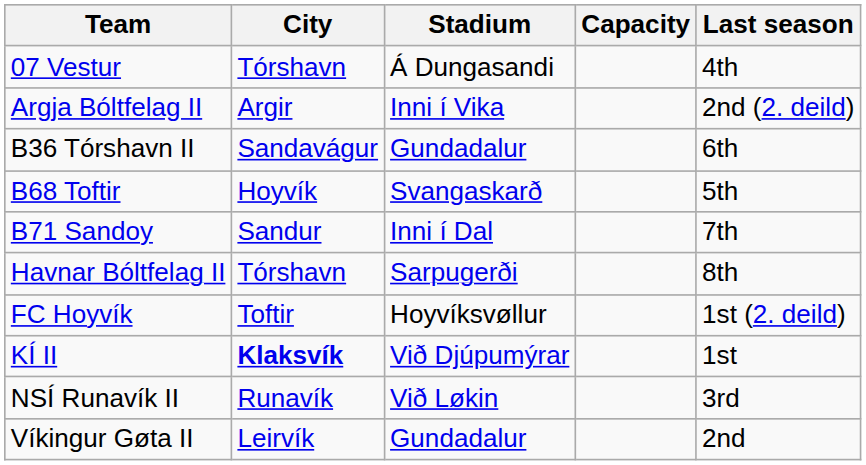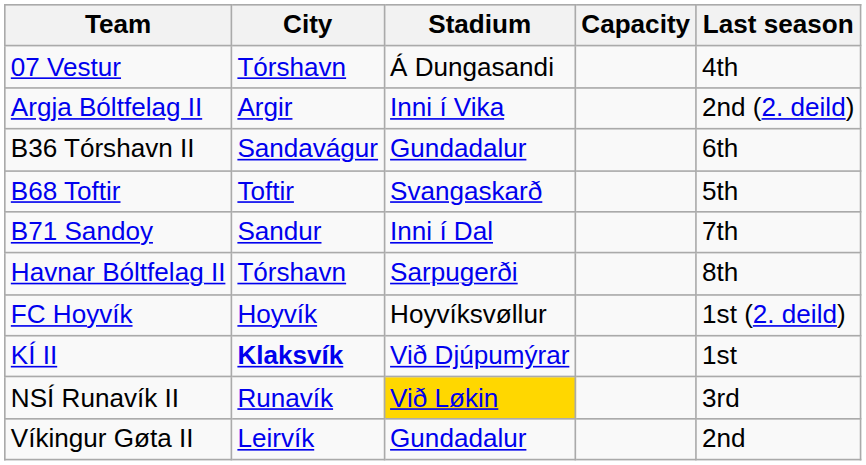(277, 190) Hoyvík -> (266, 190) Toftir
(266, 314) Toftir -> (277, 314) Hoyvík
(444, 397) no background -> (444, 397) gold background
